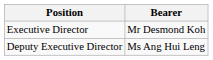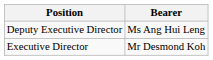rows swapped: (47, 30) <-> (65, 47)
